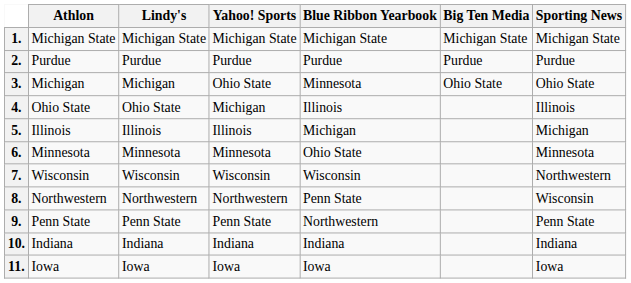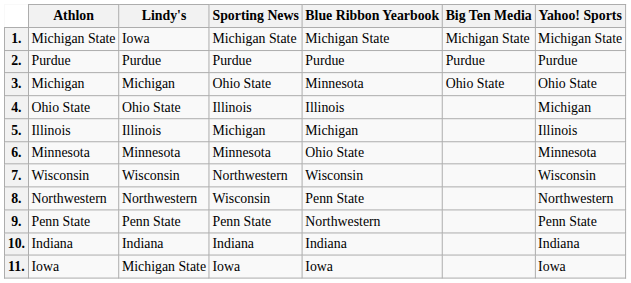columns swapped: (579, 16) <-> (255, 16)
(164, 39) Michigan State -> (136, 39) Iowa
(136, 267) Iowa -> (164, 267) Michigan State
